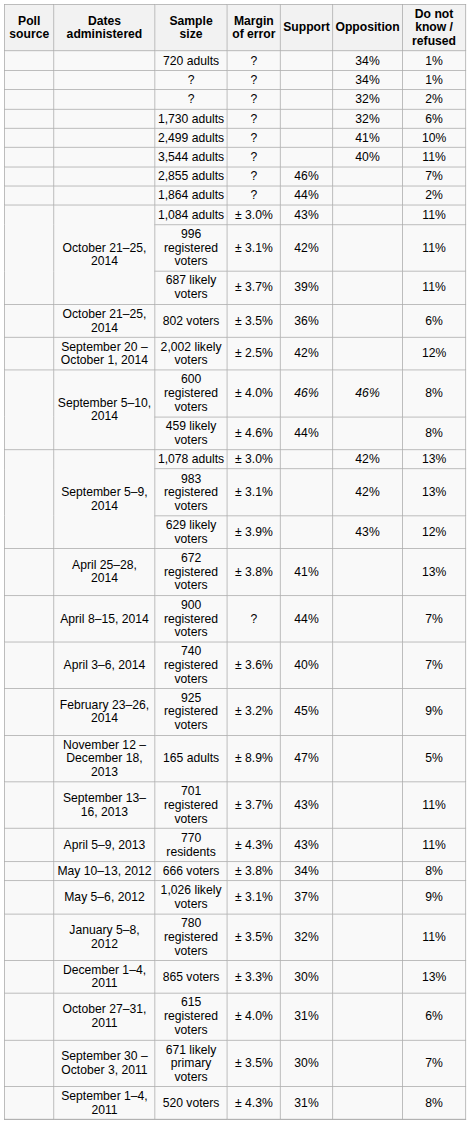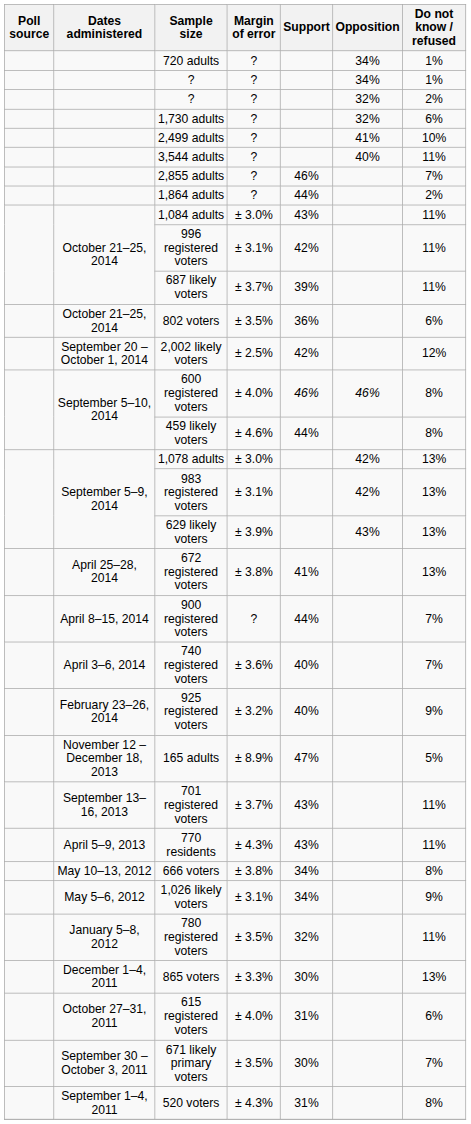(434, 532) 12% -> (434, 532) 13%
(307, 712) 45% -> (307, 712) 40%
(307, 897) 37% -> (307, 897) 34%
